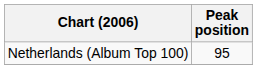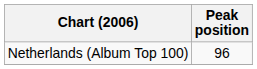(222, 53) 95 -> (222, 53) 96
